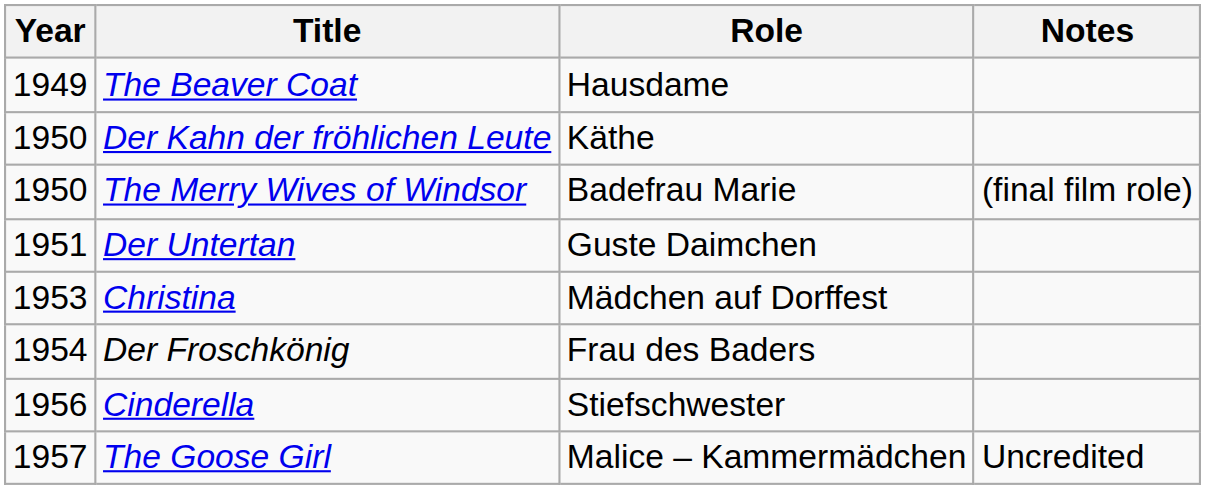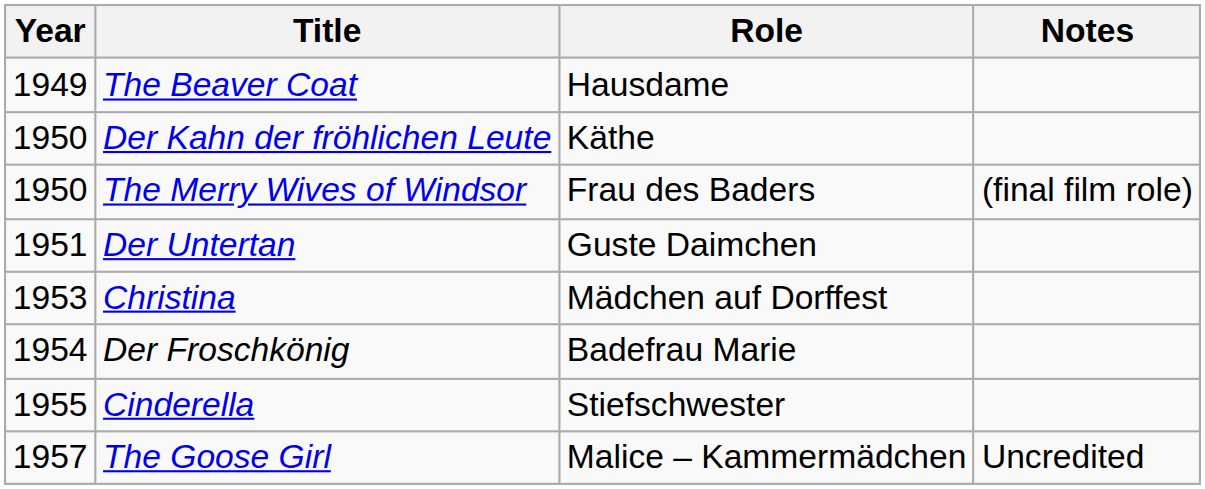(682, 191) Badefrau Marie -> (691, 191) Frau des Baders
(691, 350) Frau des Baders -> (682, 350) Badefrau Marie
(50, 404) 1956 -> (50, 404) 1955
